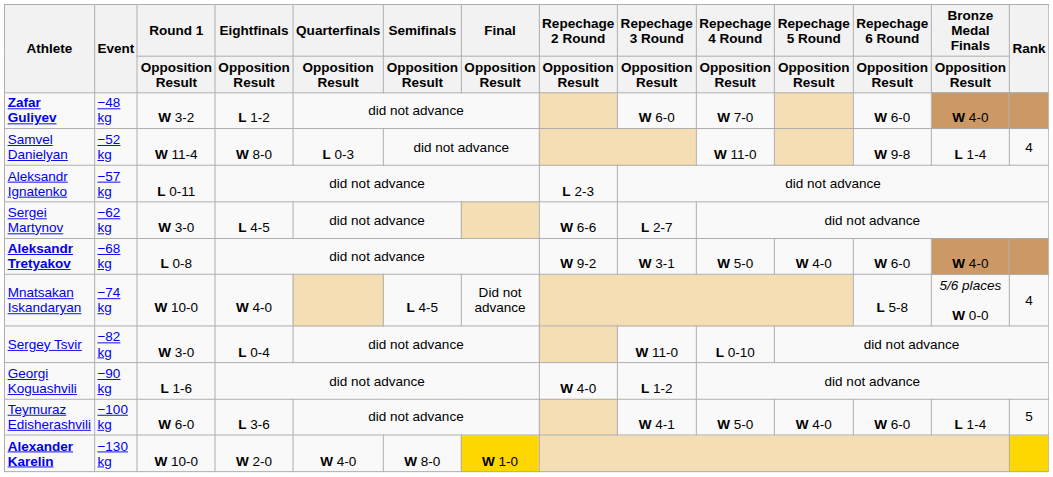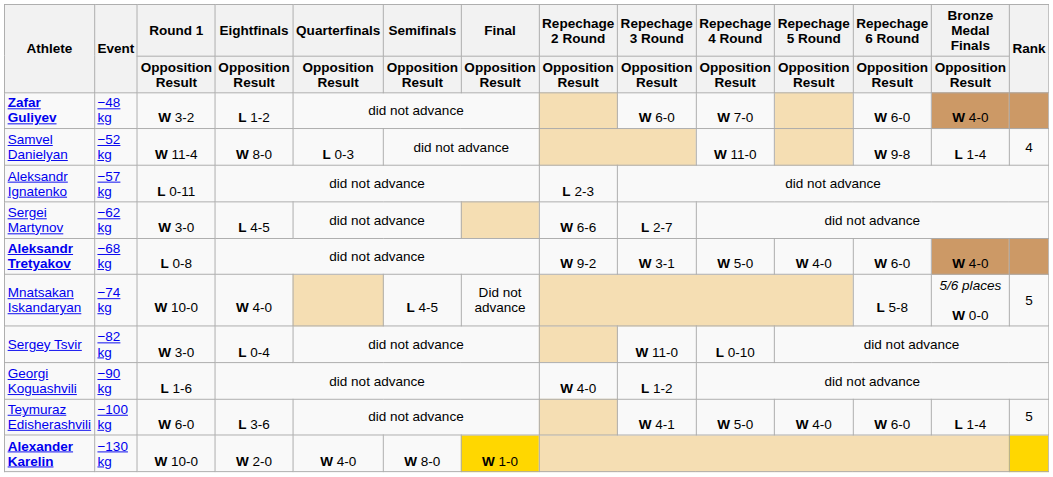(1029, 301) 4 -> (1029, 301) 5
